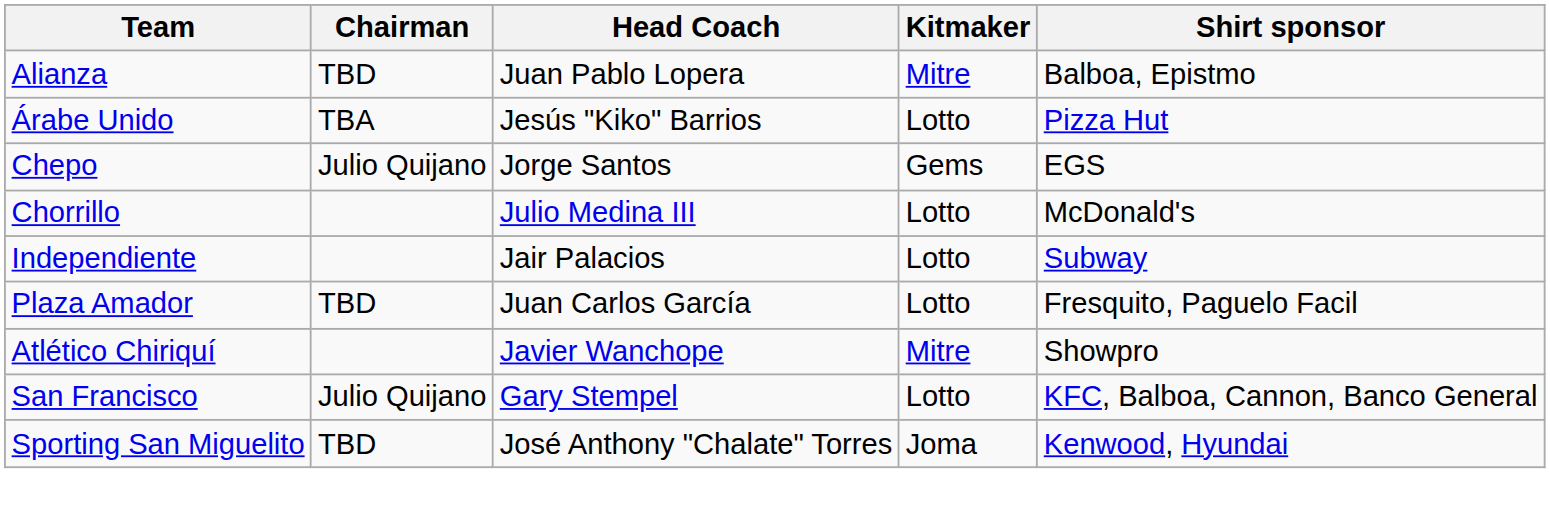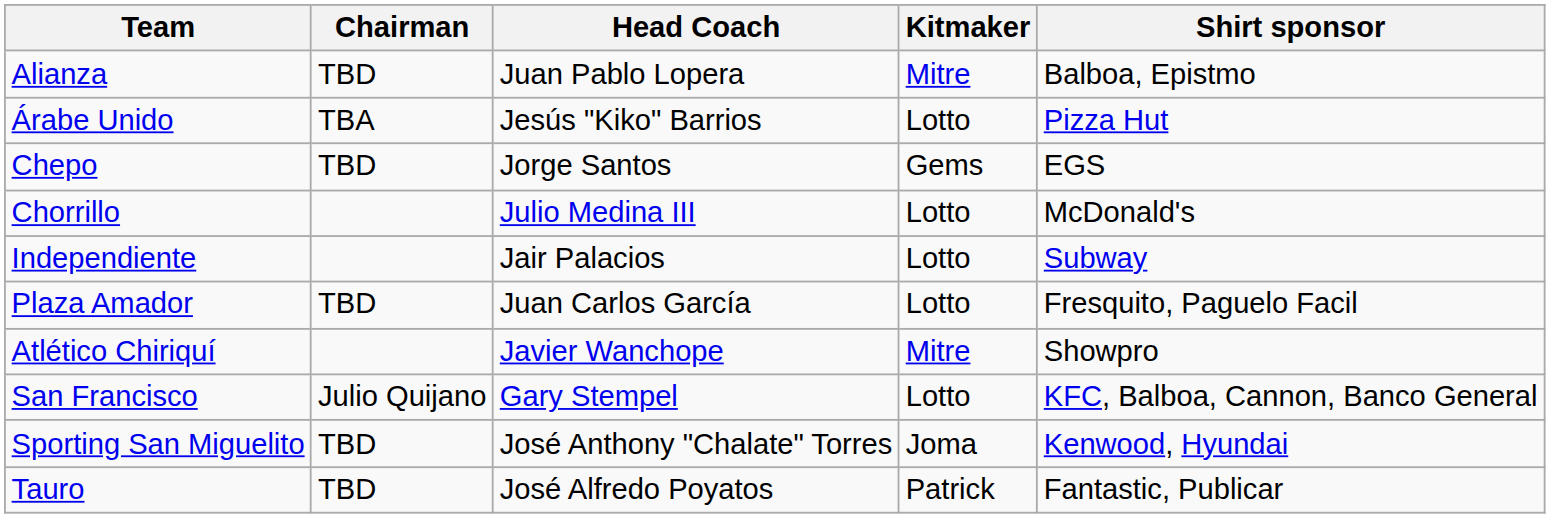(402, 166) Julio Quijano -> (347, 166) TBD
+ row: (48, 489)
